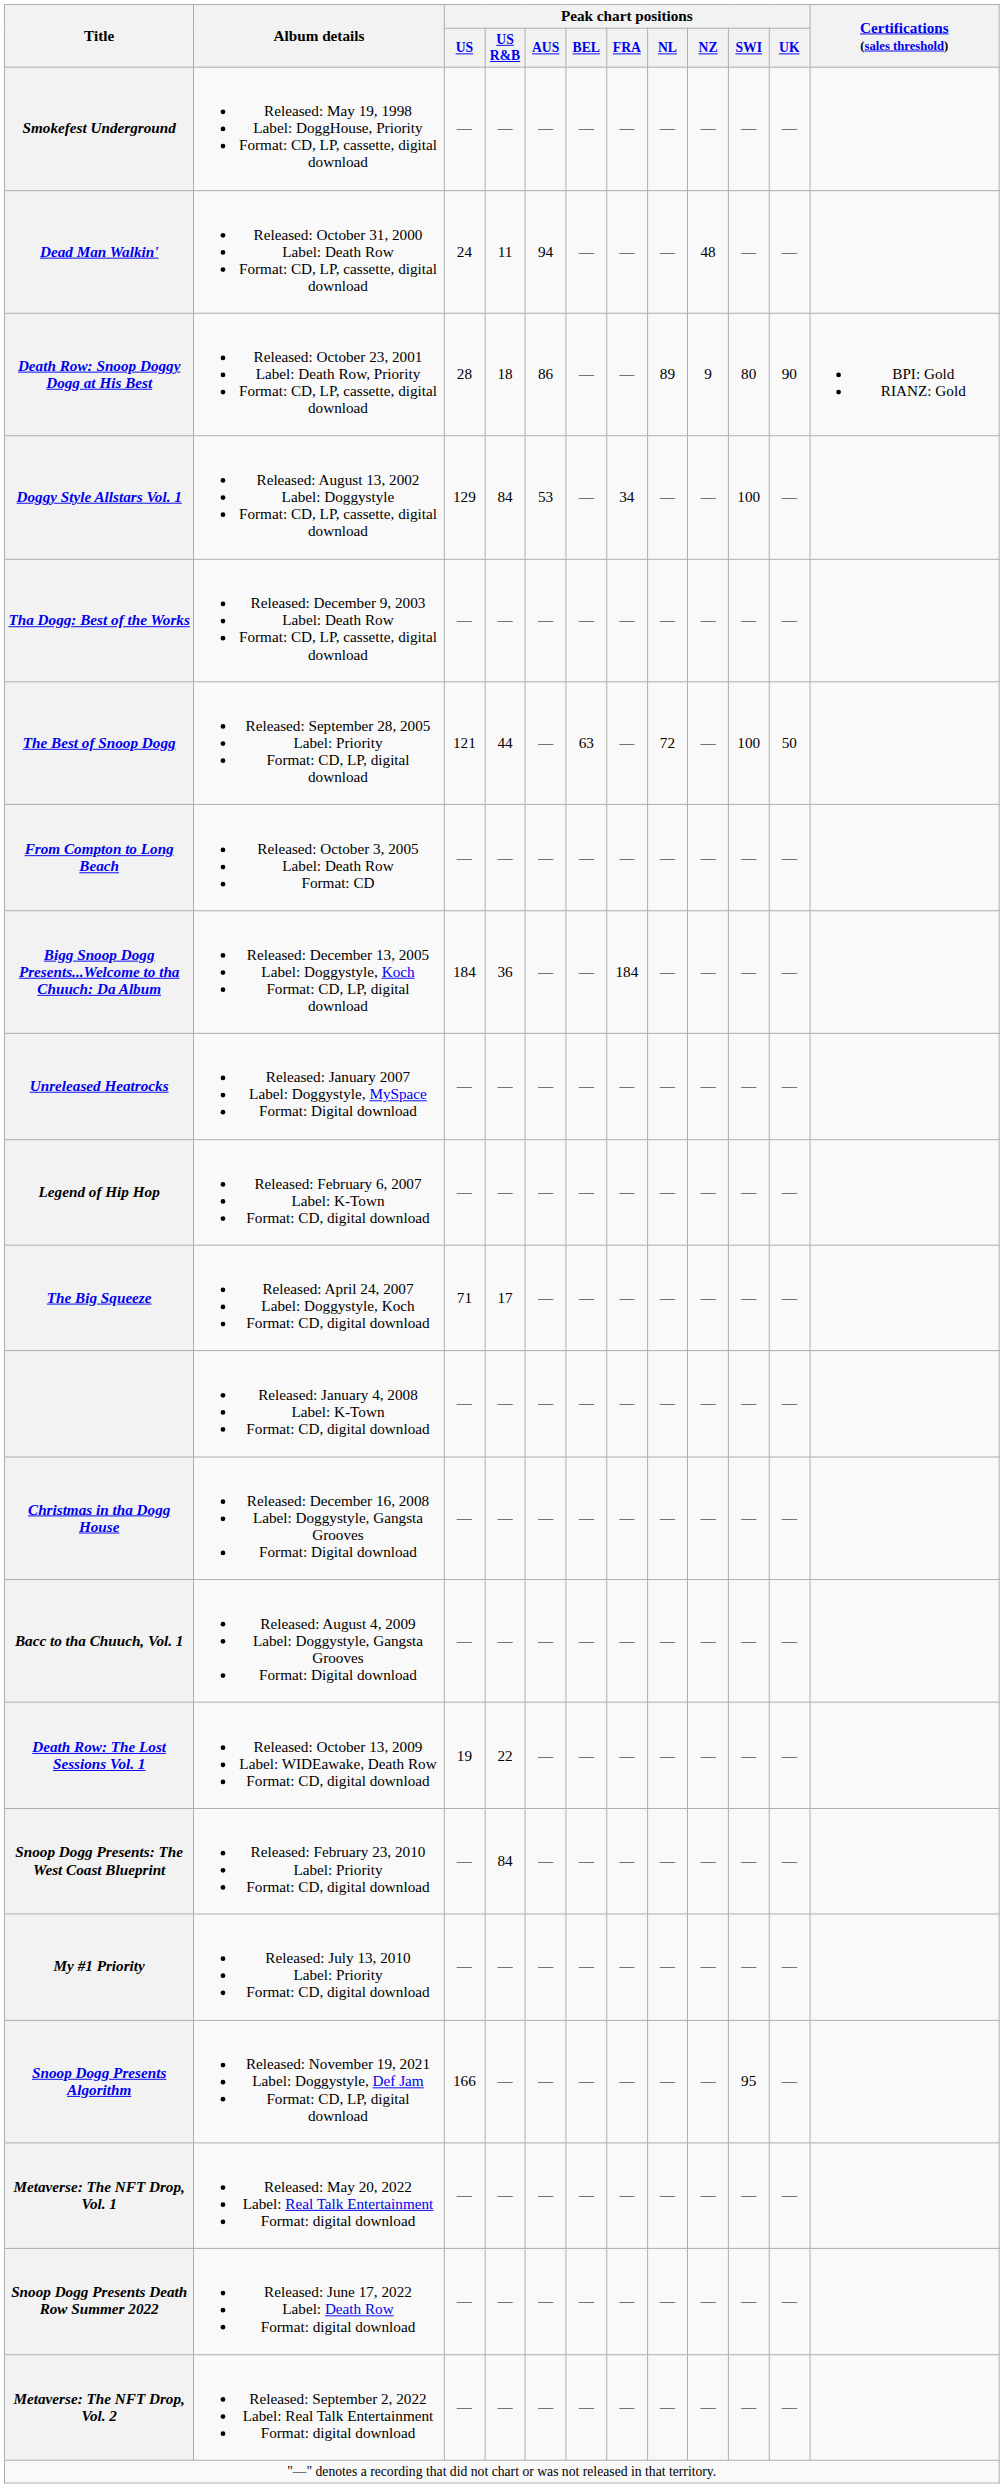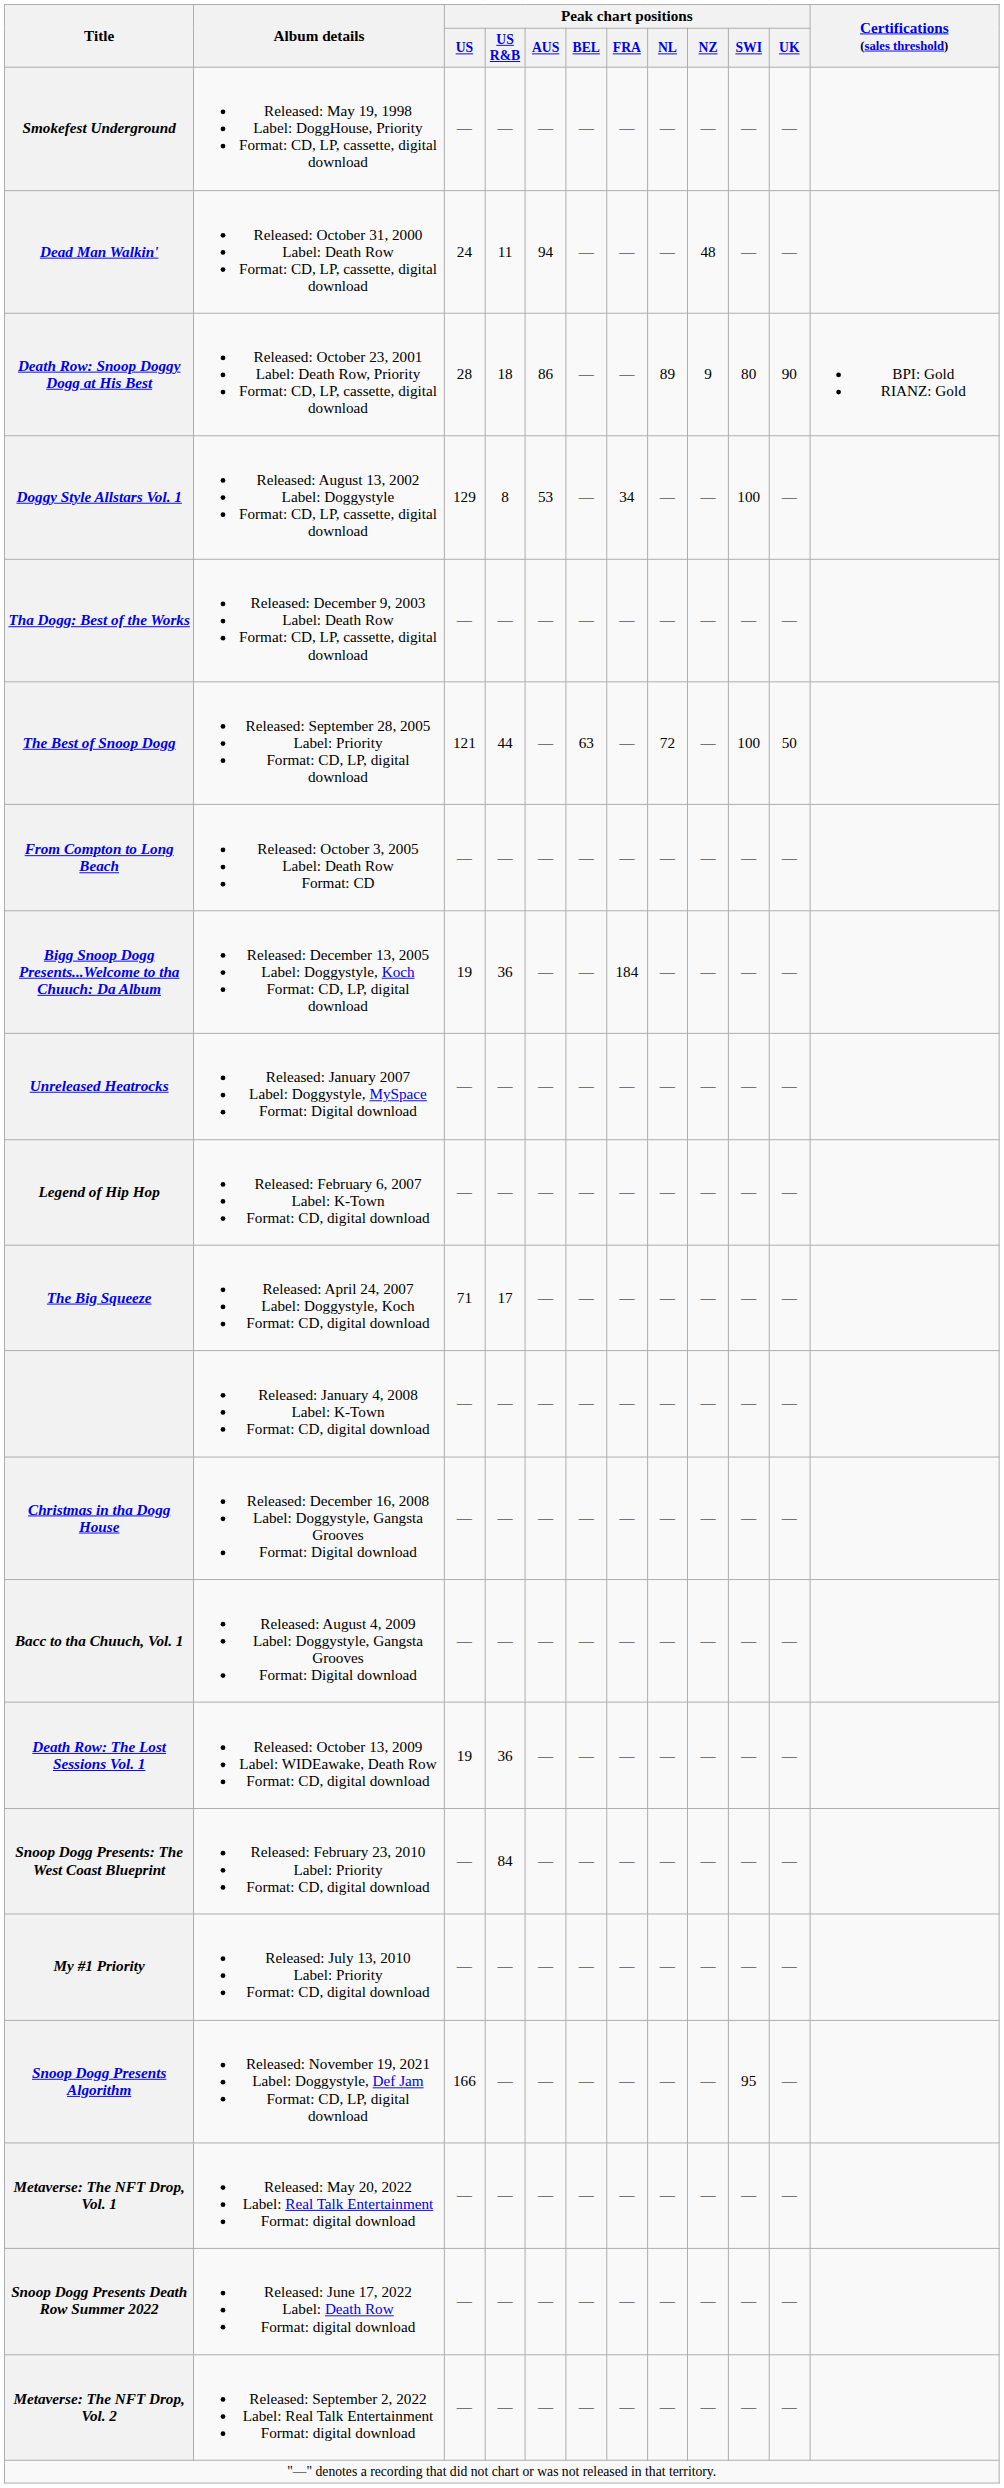(505, 497) 84 -> (505, 497) 8
(464, 972) 184 -> (464, 972) 19
(505, 1755) 22 -> (505, 1755) 36
